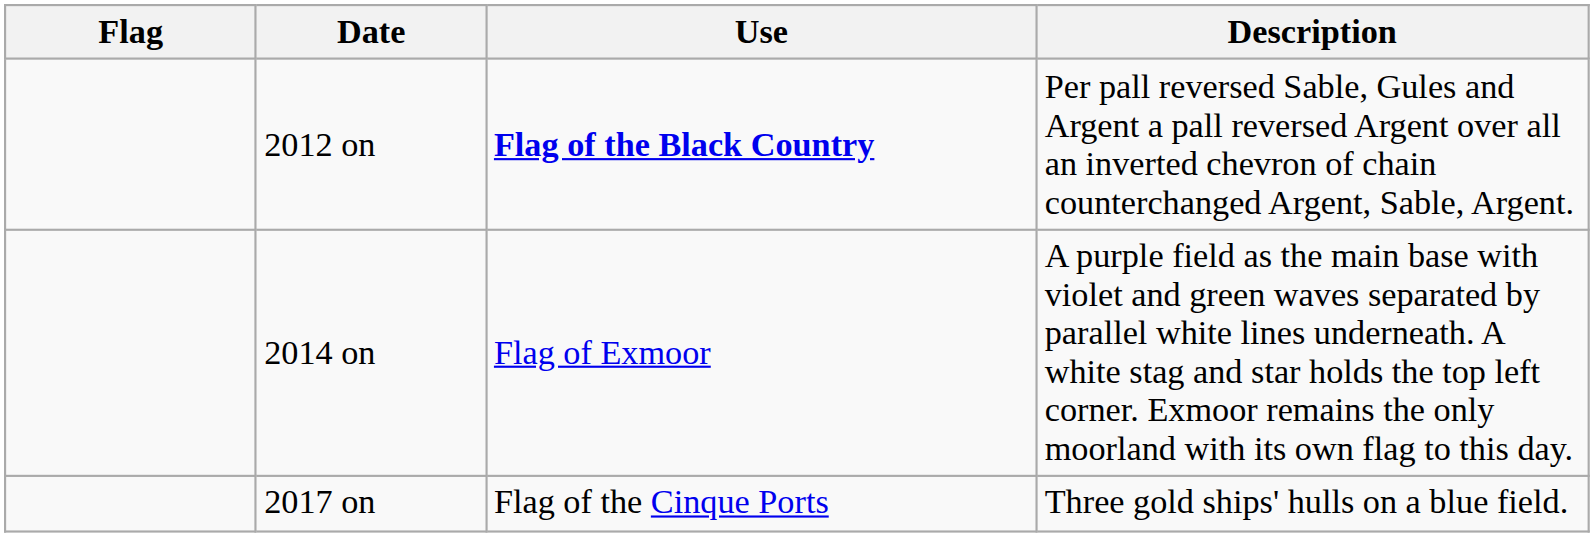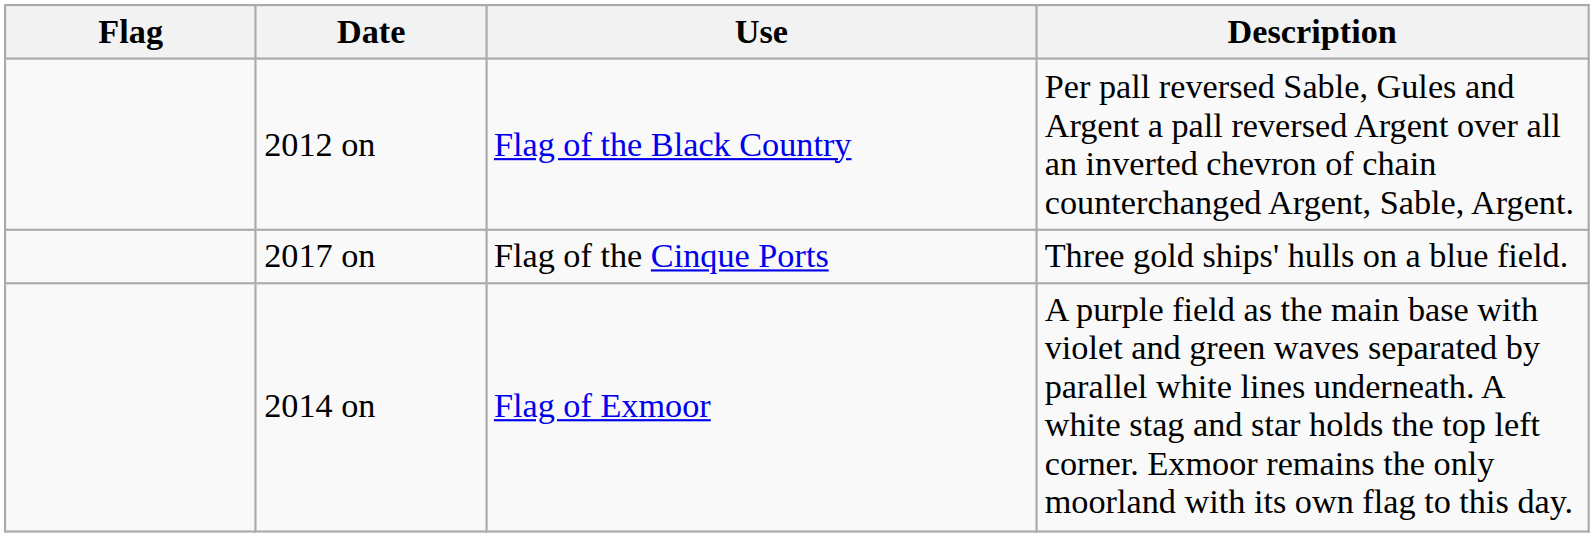(684, 143) bold -> (673, 143) normal
rows swapped: (320, 502) <-> (320, 352)
